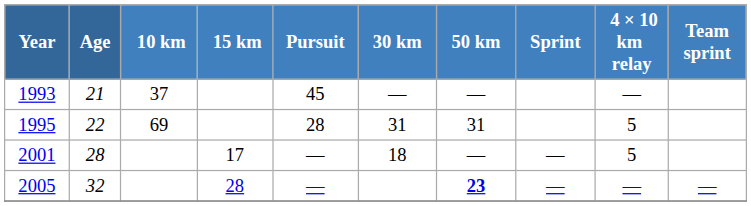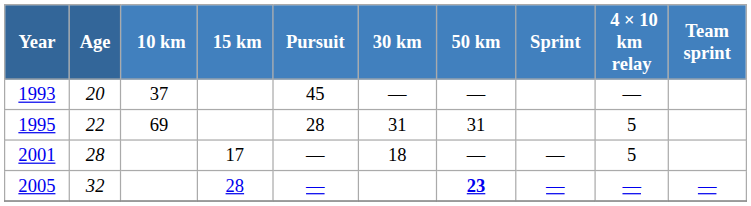(95, 94) 21 -> (95, 94) 20
